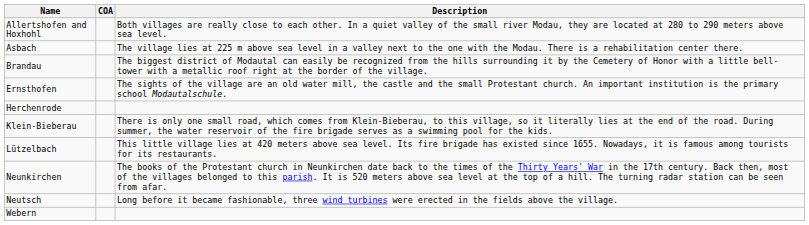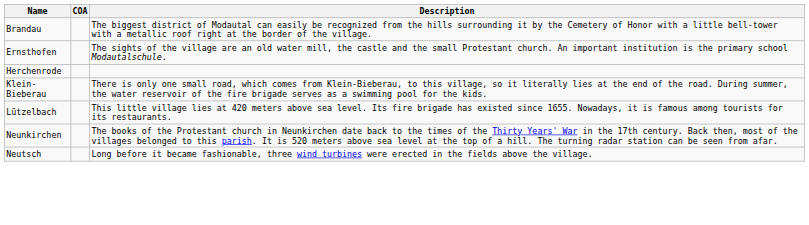- row: (46, 29)
- row: (21, 48)
- row: (21, 214)
